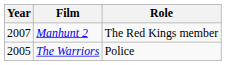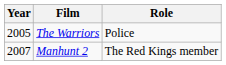rows swapped: (68, 51) <-> (62, 32)
